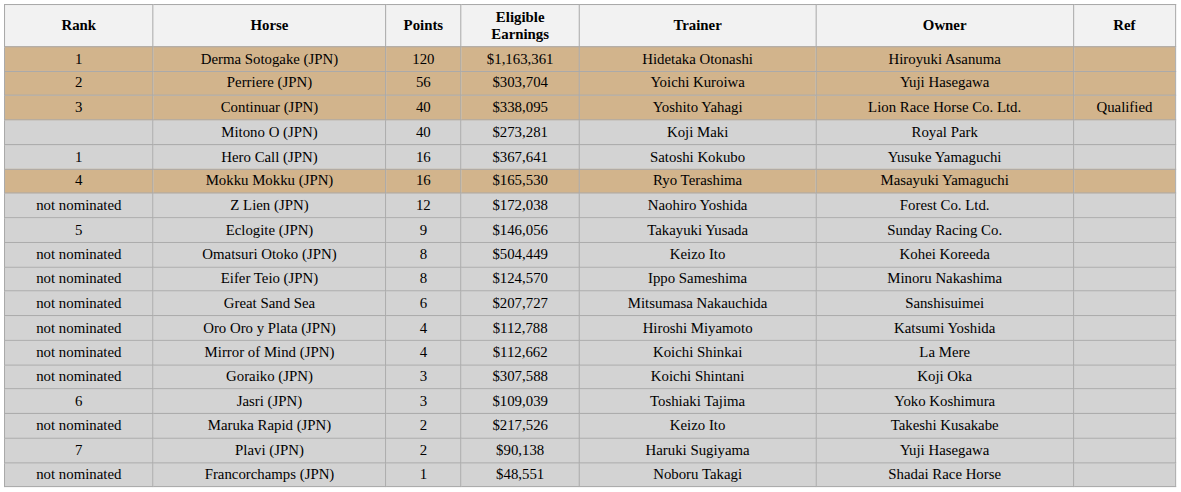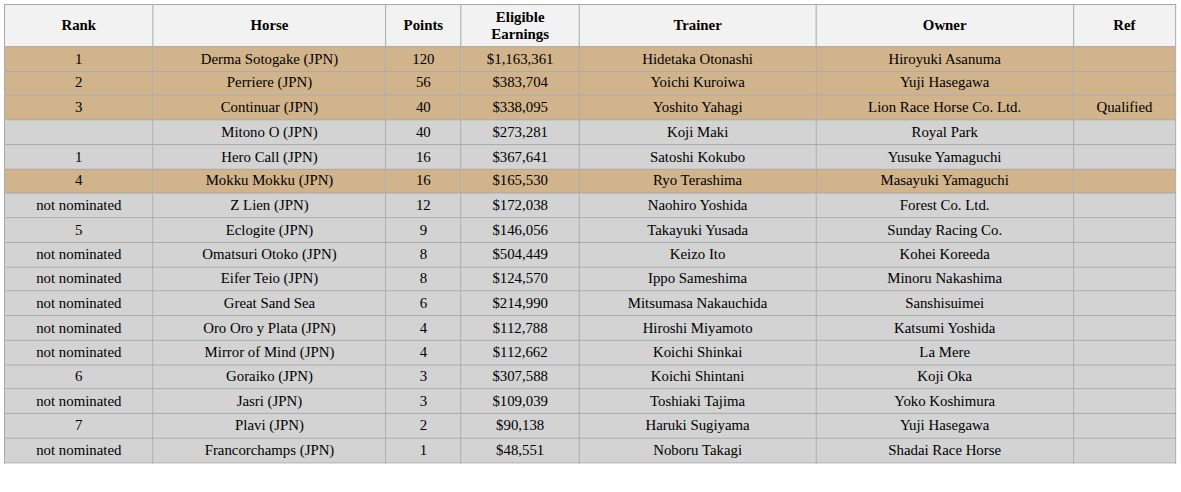(520, 83) $303,704 -> (520, 83) $383,704
(520, 303) $207,727 -> (520, 303) $214,990
(79, 377) not nominated -> (79, 377) 6
(79, 401) 6 -> (79, 401) not nominated
- row: (269, 426)
